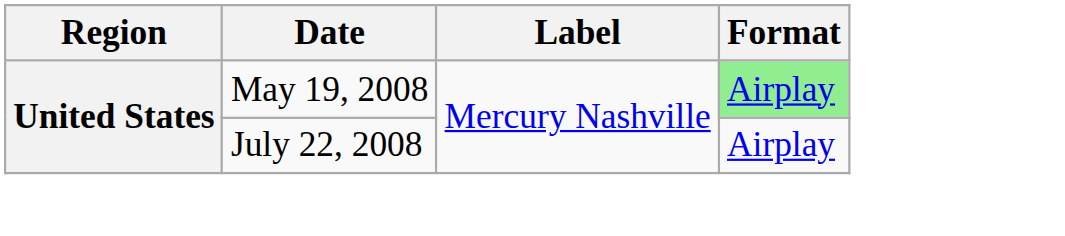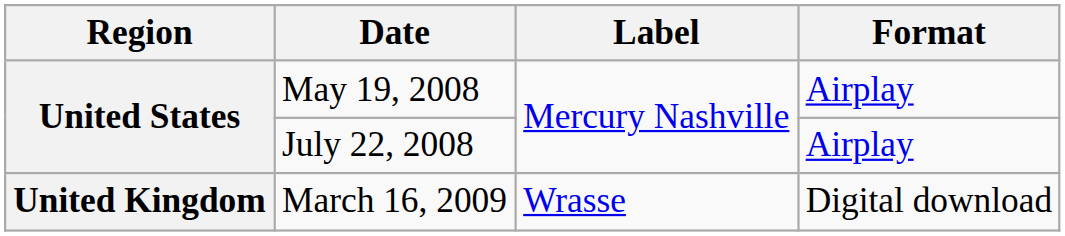(781, 88) lightgreen background -> (860, 88) no background
+ row: (394, 200)
